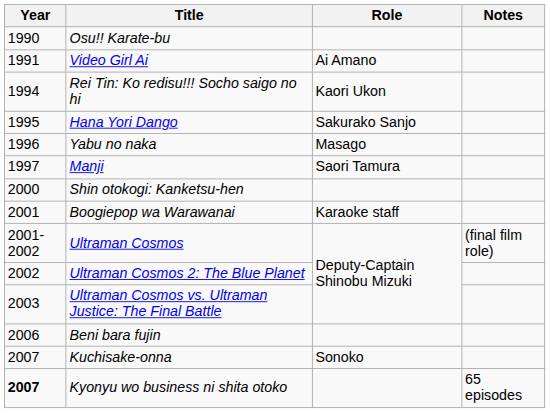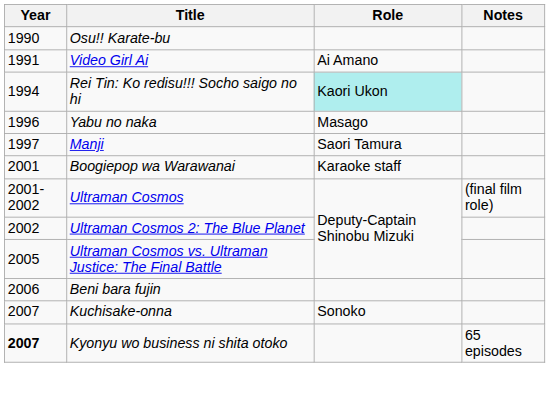(351, 91) no background -> (352, 91) paleturquoise background
- row: (124, 122)
- row: (157, 189)
(24, 304) 2003 -> (24, 259) 2005
